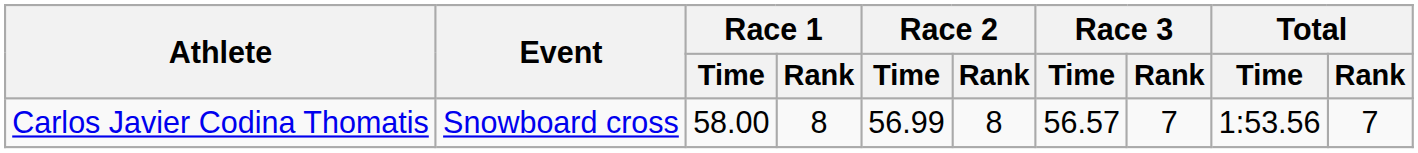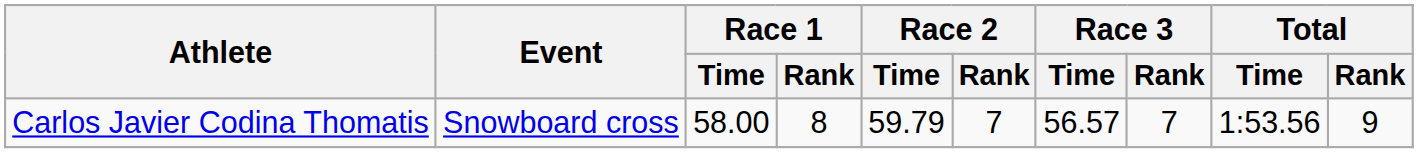(907, 123) 56.99 -> (907, 123) 59.79
(994, 123) 8 -> (994, 123) 7
(1370, 123) 7 -> (1370, 123) 9
